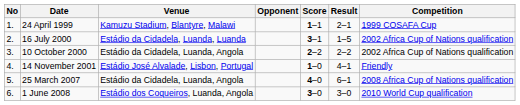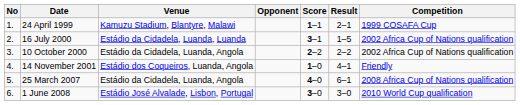(177, 66) Estádio José Alvalade, Lisbon, Portugal -> (177, 66) Estádio dos Coqueiros, Luanda, Angola
(177, 93) Estádio dos Coqueiros, Luanda, Angola -> (177, 93) Estádio José Alvalade, Lisbon, Portugal
